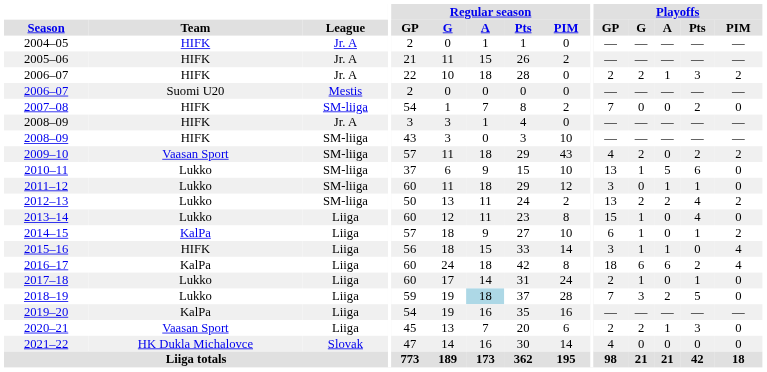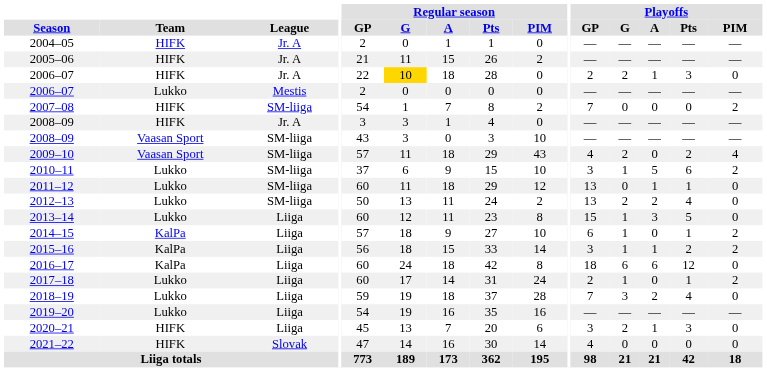(448, 75) no background -> (405, 75) gold background
(738, 75) 2 -> (735, 75) 0
(195, 91) Suomi U20 -> (170, 91) Lukko
(697, 106) 2 -> (689, 106) 0
(738, 106) 0 -> (735, 106) 2
(195, 138) HIFK -> (170, 138) Vaasan Sport
(738, 154) 2 -> (735, 154) 4
(611, 170) 13 -> (590, 170) 3
(738, 170) 0 -> (735, 170) 2
(611, 185) 3 -> (590, 185) 13
(738, 201) 2 -> (735, 201) 0
(667, 217) 0 -> (655, 217) 3
(697, 217) 4 -> (689, 217) 5
(195, 249) HIFK -> (170, 249) KalPa
(697, 249) 0 -> (689, 249) 2
(738, 249) 4 -> (735, 249) 2
(697, 264) 2 -> (689, 264) 12
(738, 264) 4 -> (735, 264) 0
(738, 280) 0 -> (735, 280) 2
(485, 296) lightblue background -> (448, 296) no background
(697, 296) 5 -> (689, 296) 4
(195, 312) KalPa -> (170, 312) Lukko
(195, 328) Vaasan Sport -> (170, 328) HIFK
(611, 328) 2 -> (590, 328) 3
(195, 343) HK Dukla Michalovce -> (170, 343) HIFK
